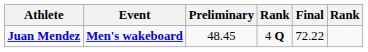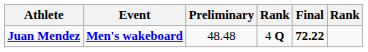(221, 36) 48.45 -> (221, 36) 48.48
(310, 36) normal -> (310, 36) bold
